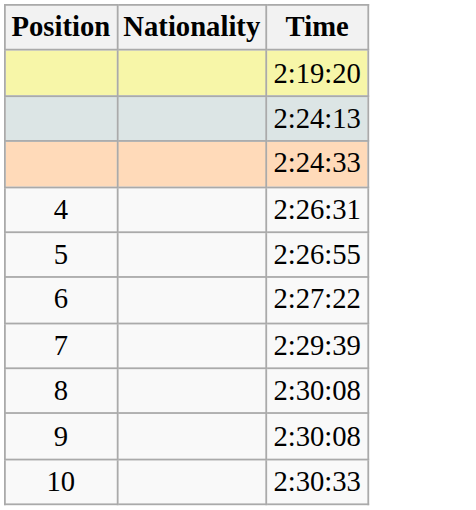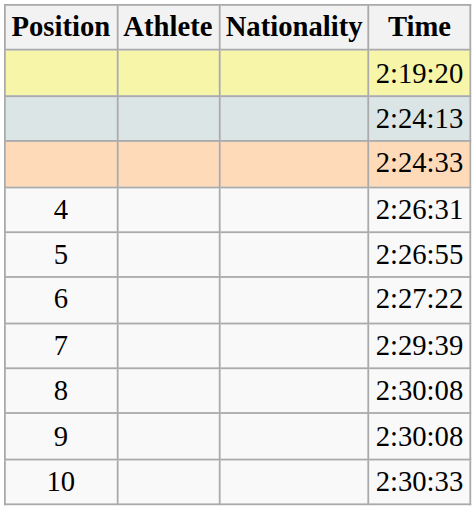+ column: (168, 27)
